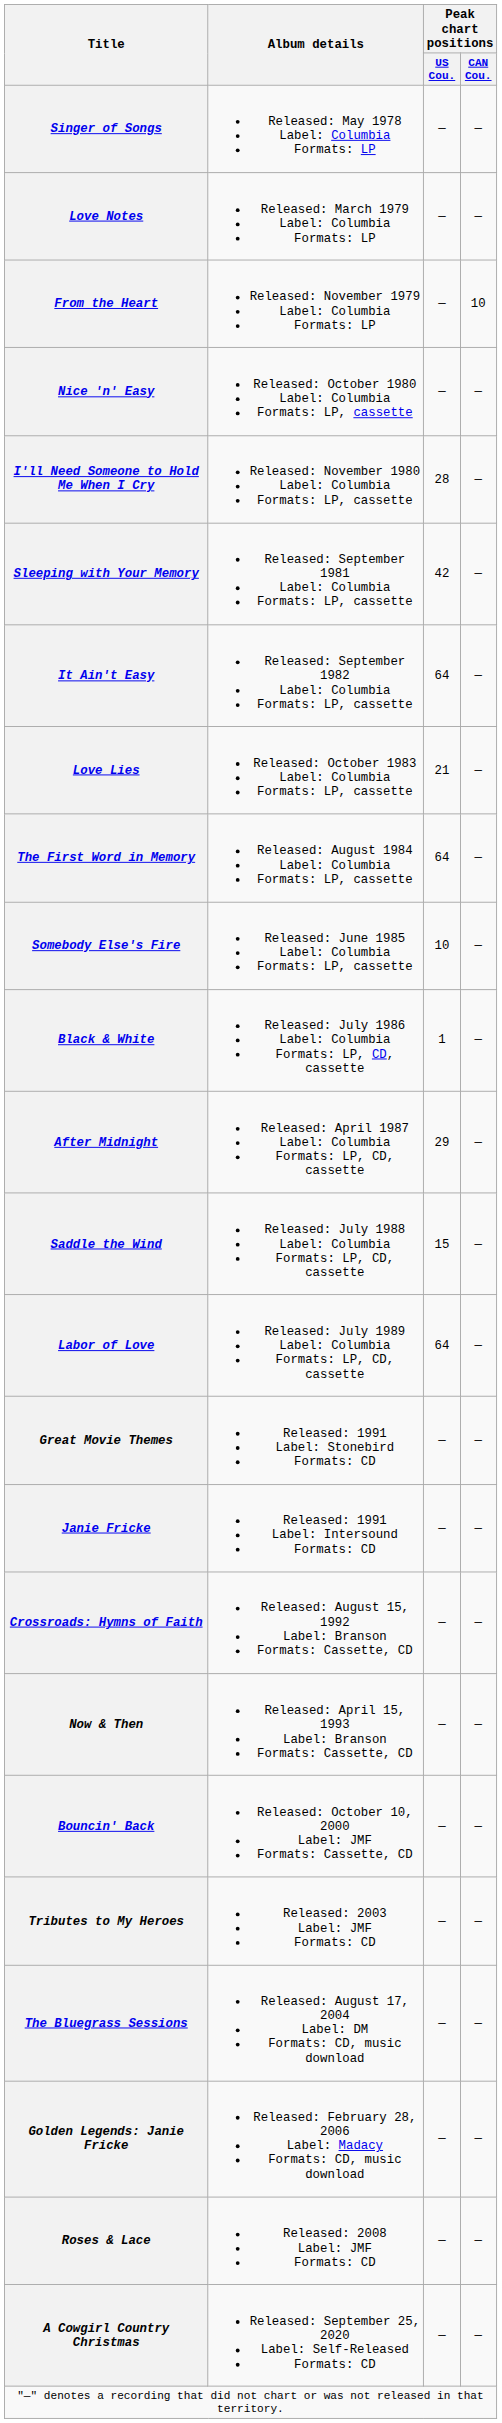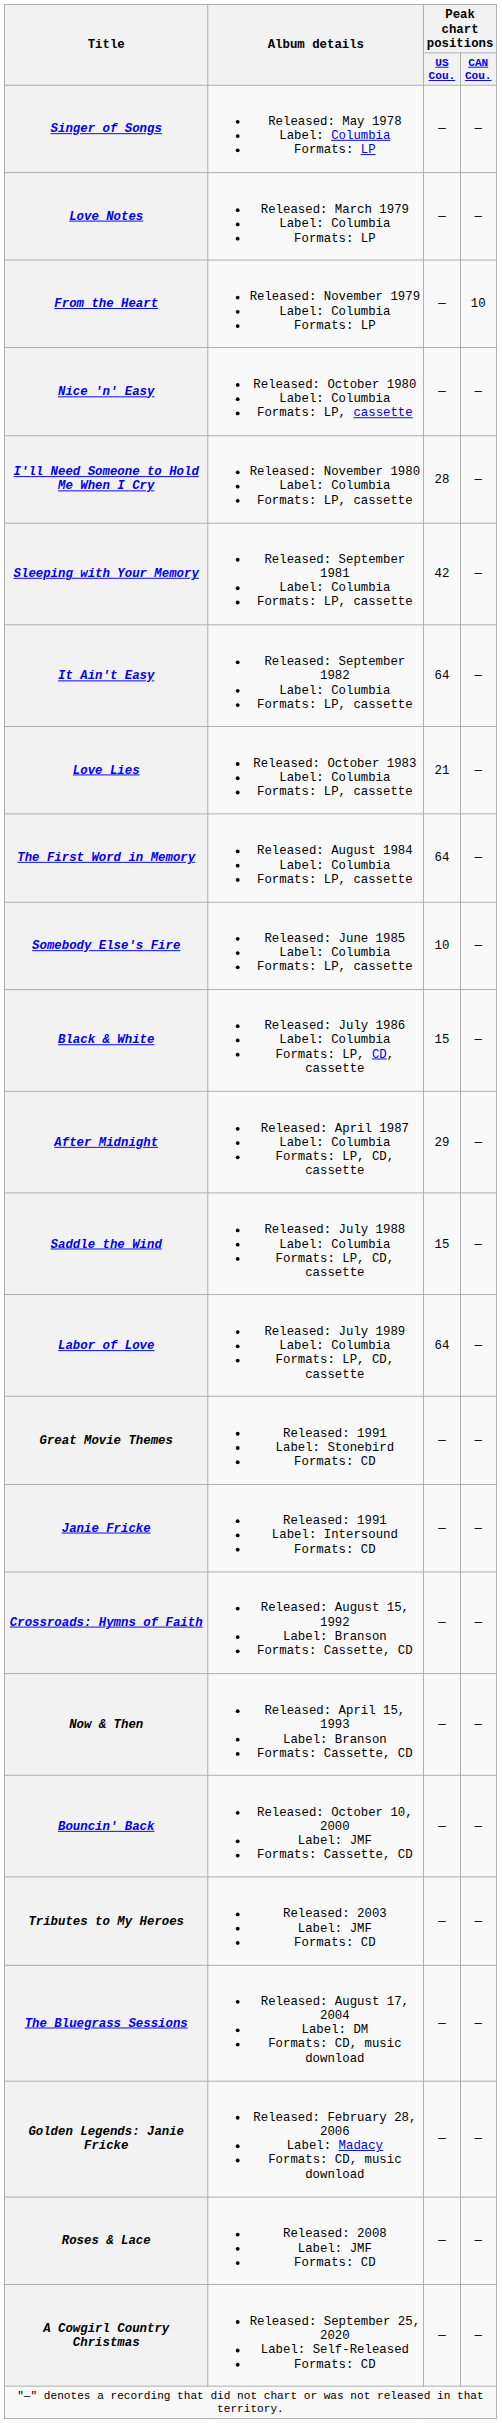(442, 1040) 1 -> (442, 1040) 15
